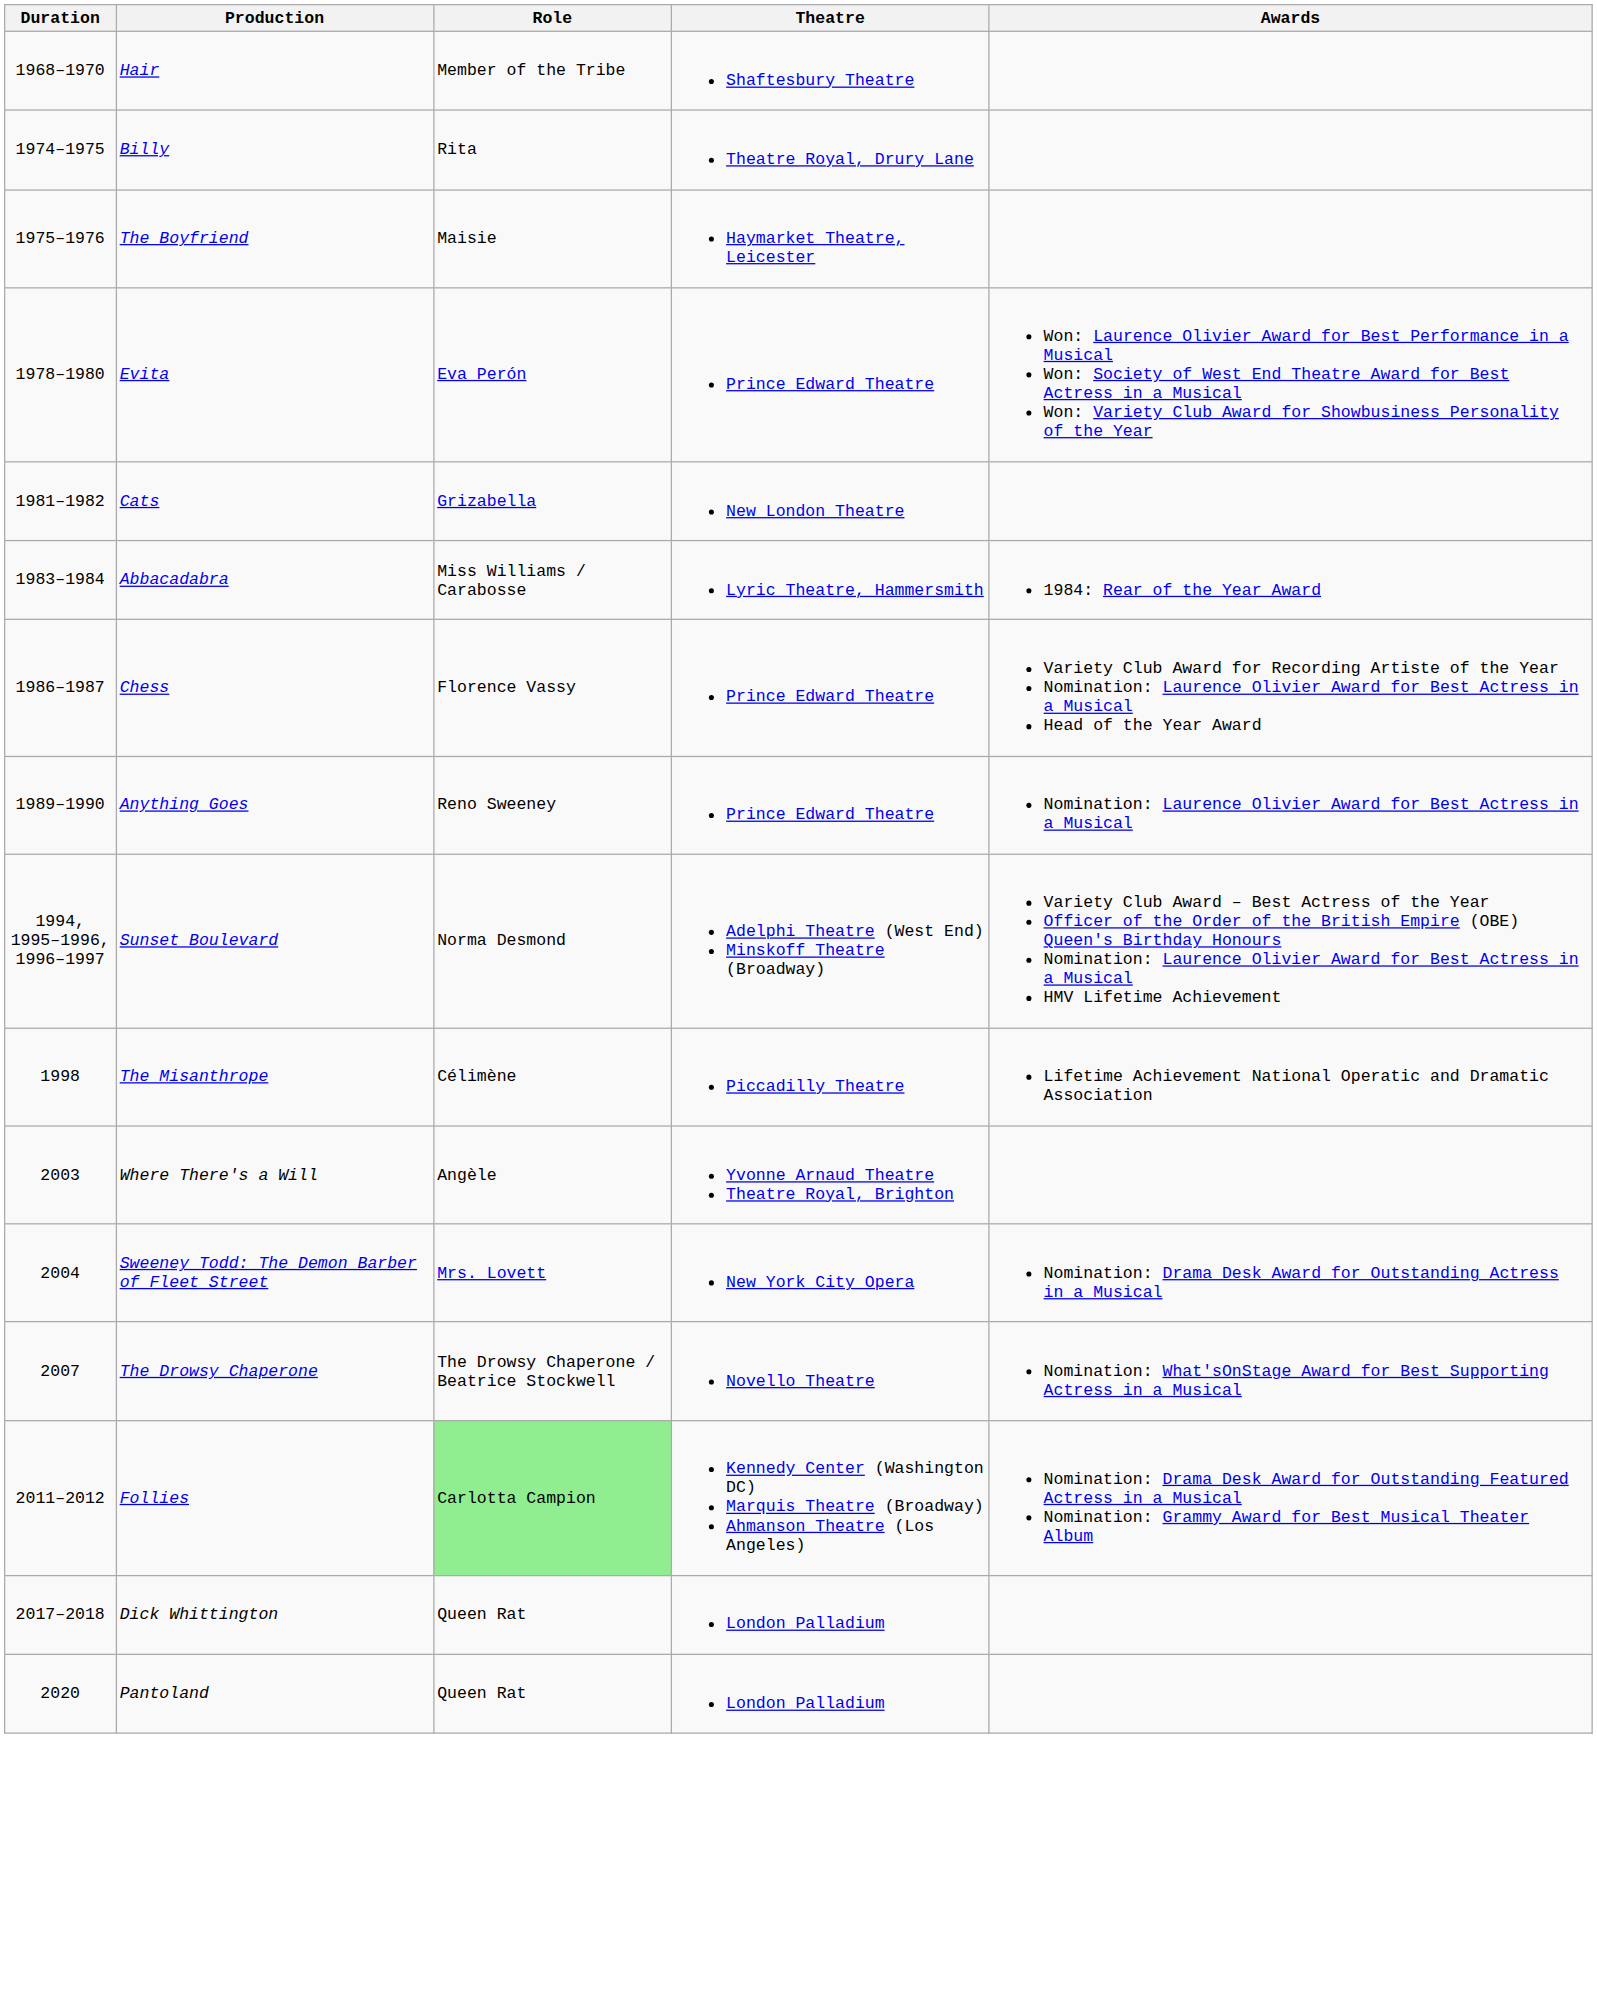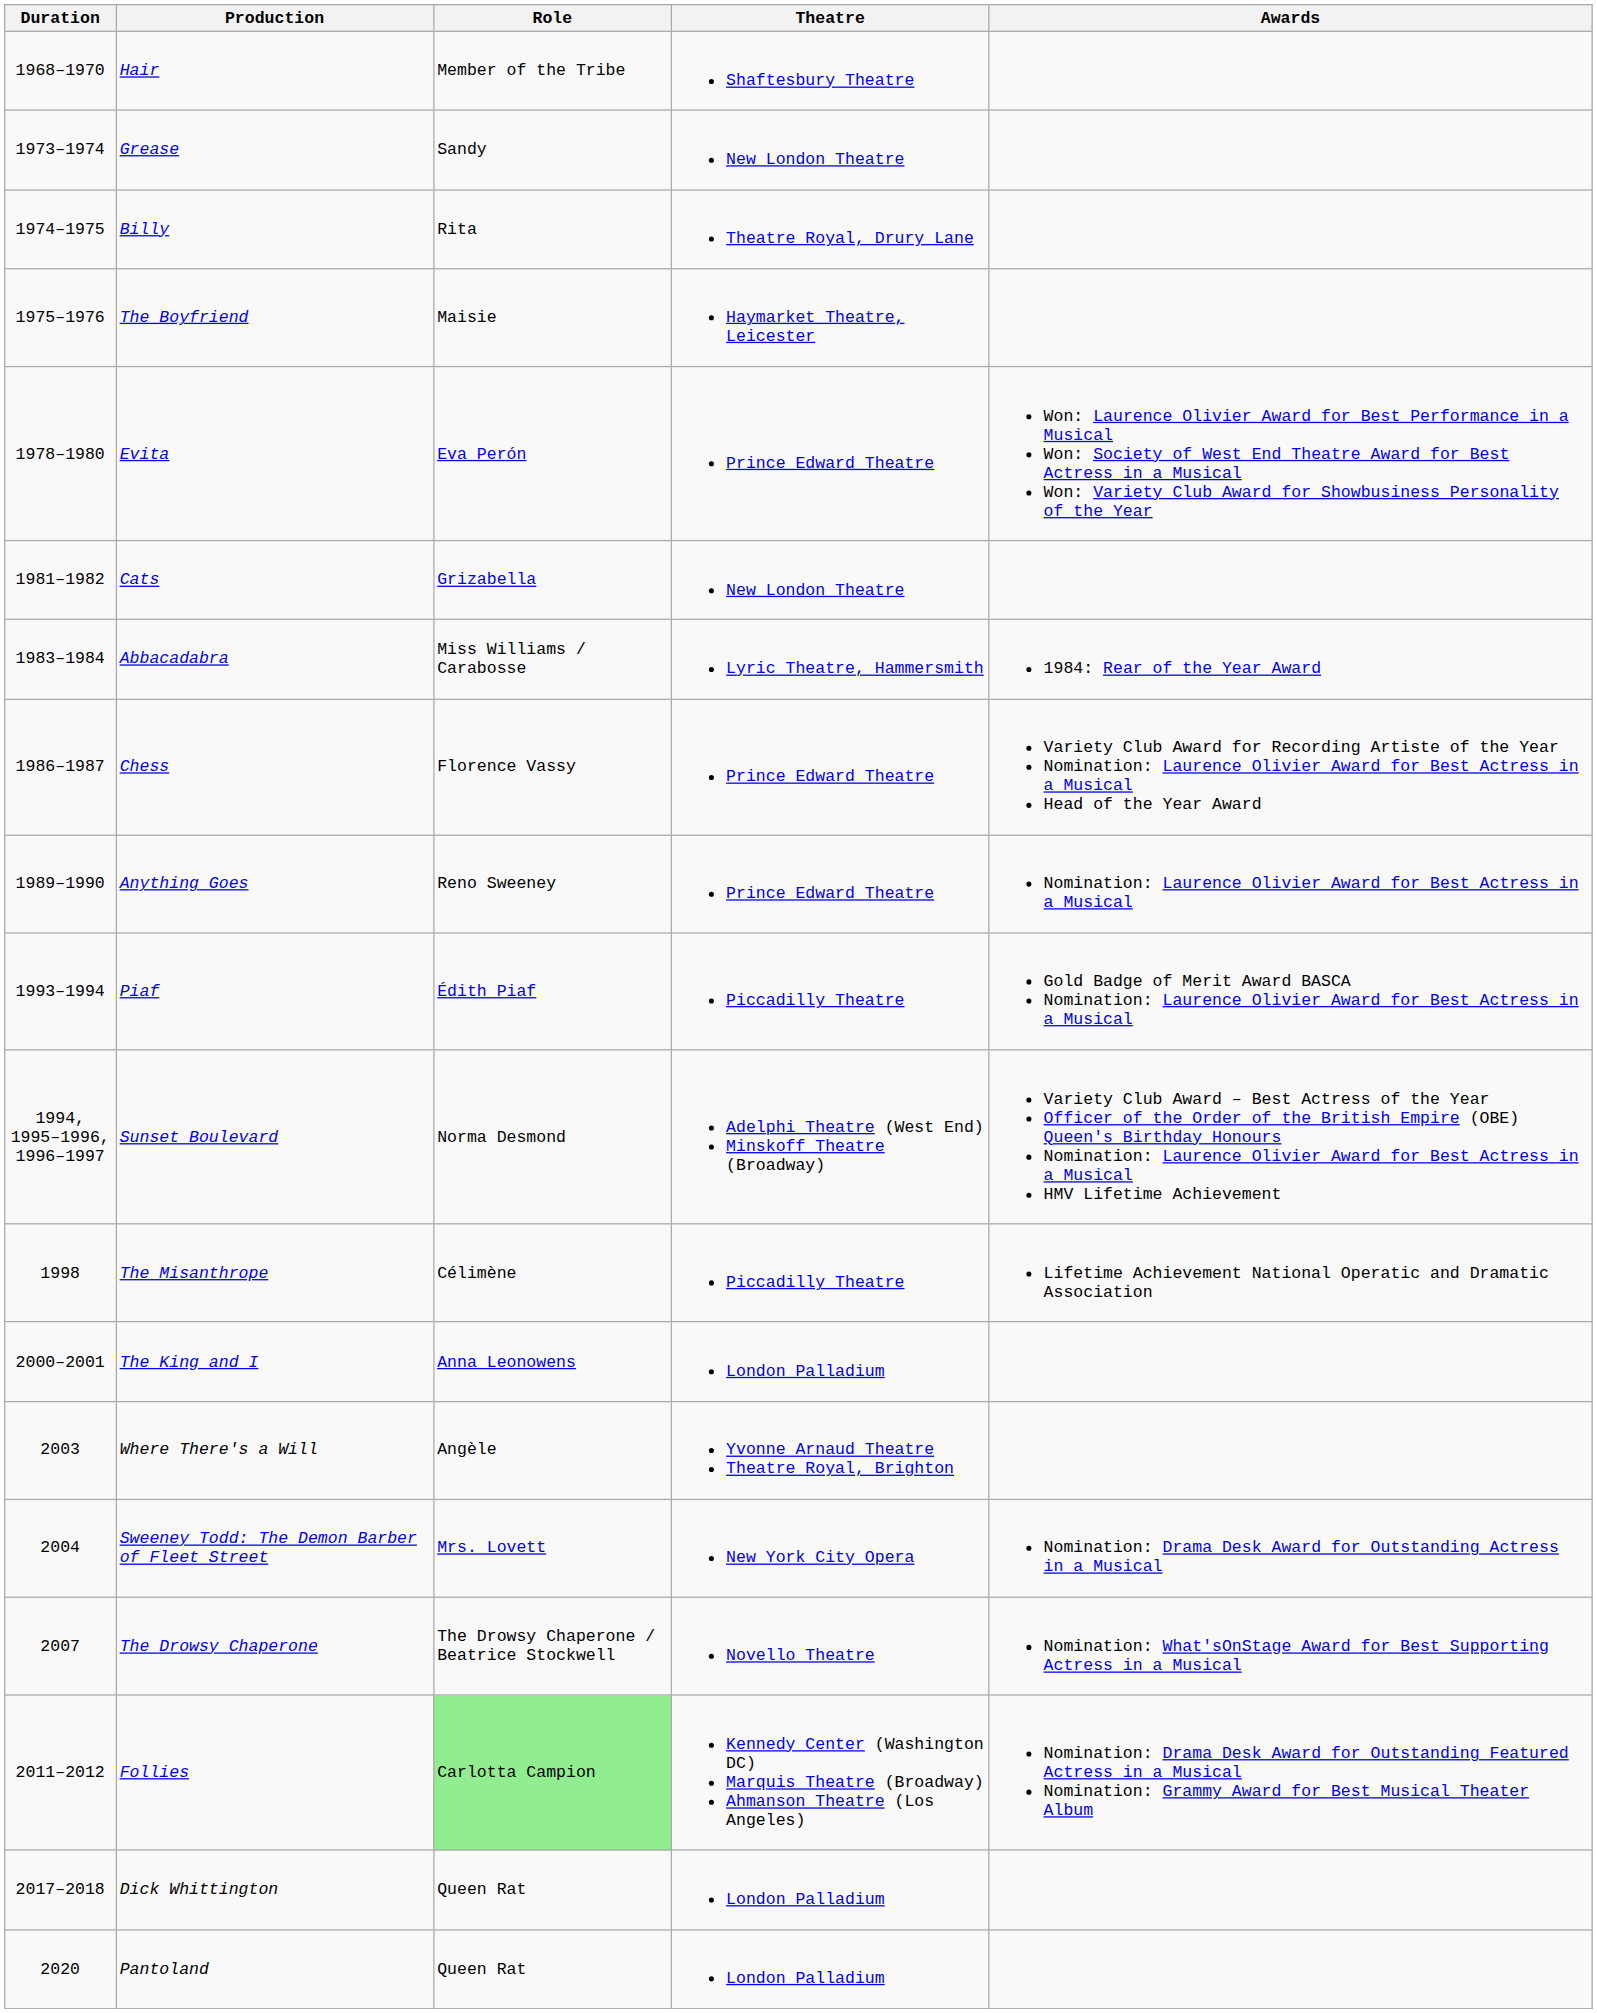+ row: (149, 150)
+ row: (140, 991)
+ row: (189, 1362)
